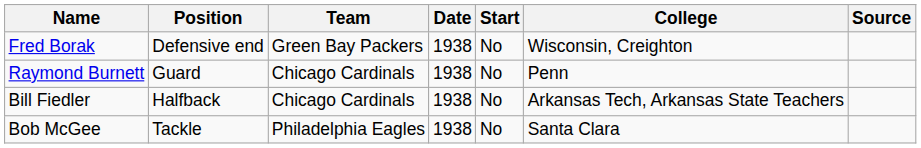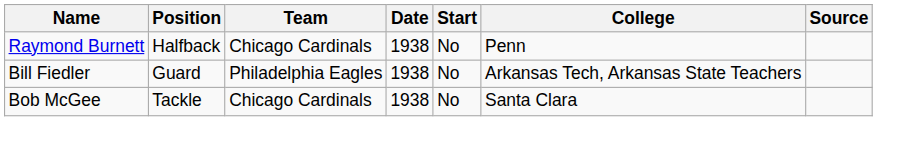- row: (52, 45)
(177, 73) Guard -> (186, 45) Halfback
(186, 101) Halfback -> (177, 73) Guard
(343, 101) Chicago Cardinals -> (306, 73) Philadelphia Eagles
(348, 128) Philadelphia Eagles -> (300, 101) Chicago Cardinals
